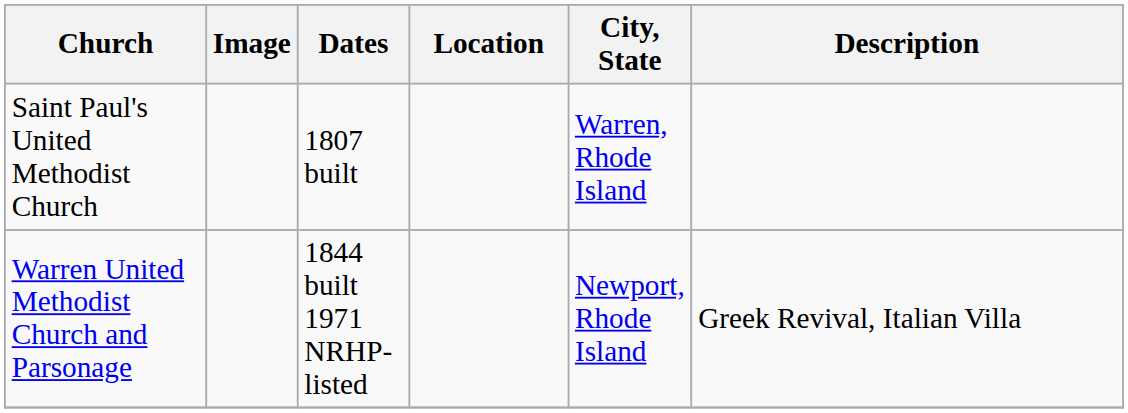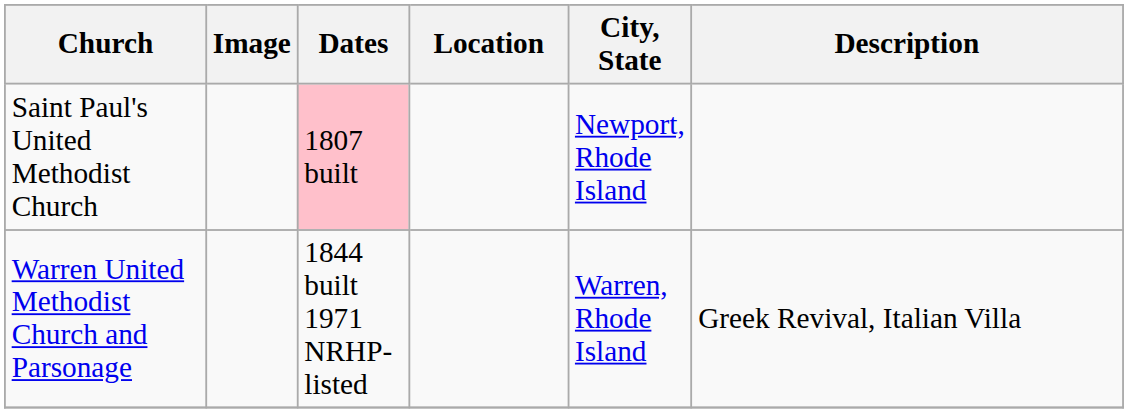(334, 156) no background -> (334, 156) pink background
(621, 156) Warren, Rhode Island -> (630, 156) Newport, Rhode Island
(630, 318) Newport, Rhode Island -> (621, 318) Warren, Rhode Island
